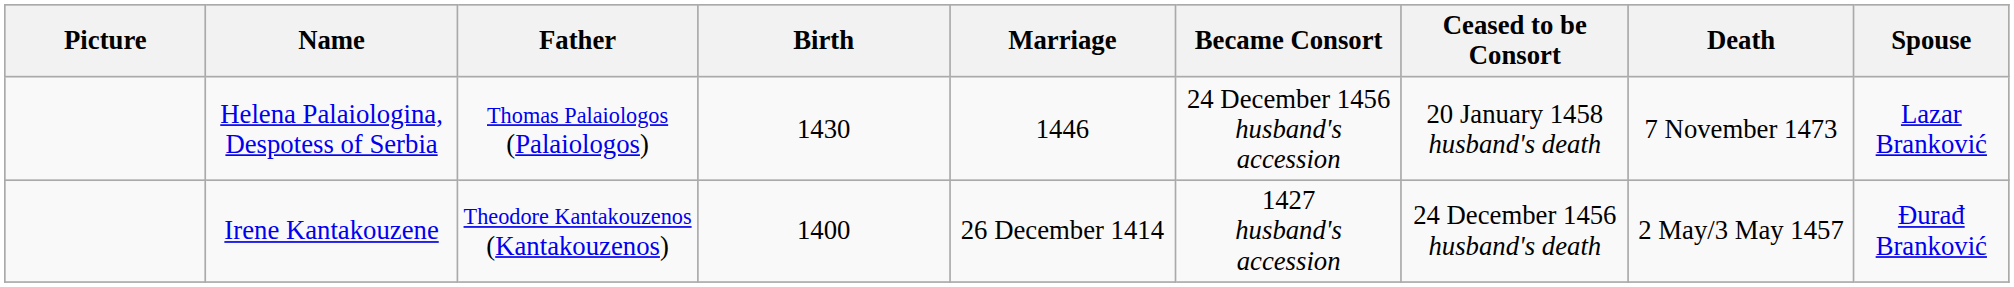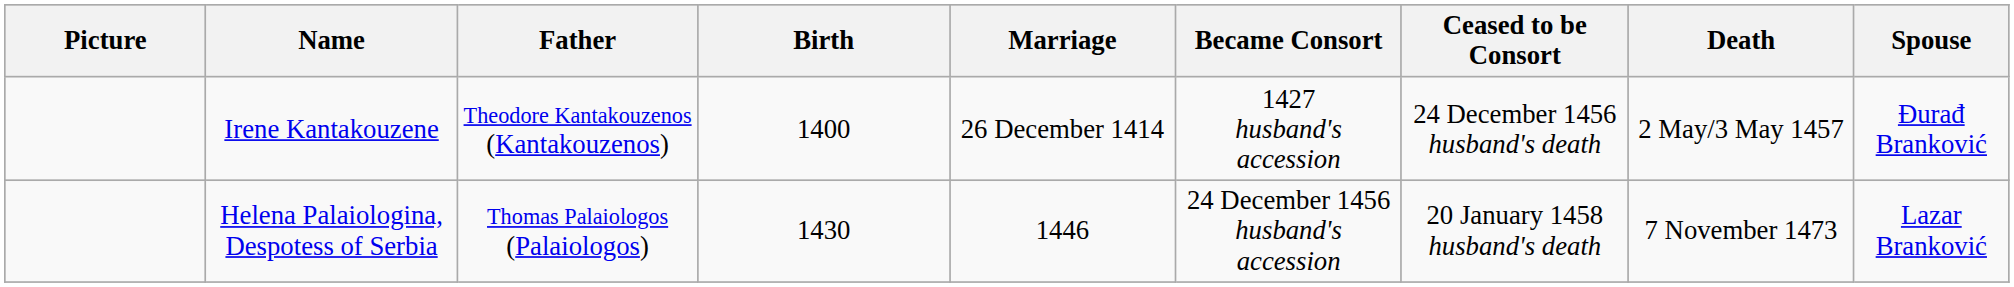rows swapped: (332, 230) <-> (332, 128)
